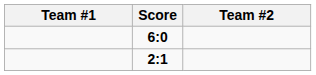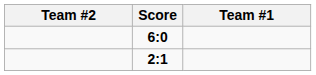columns swapped: (69, 15) <-> (247, 15)
